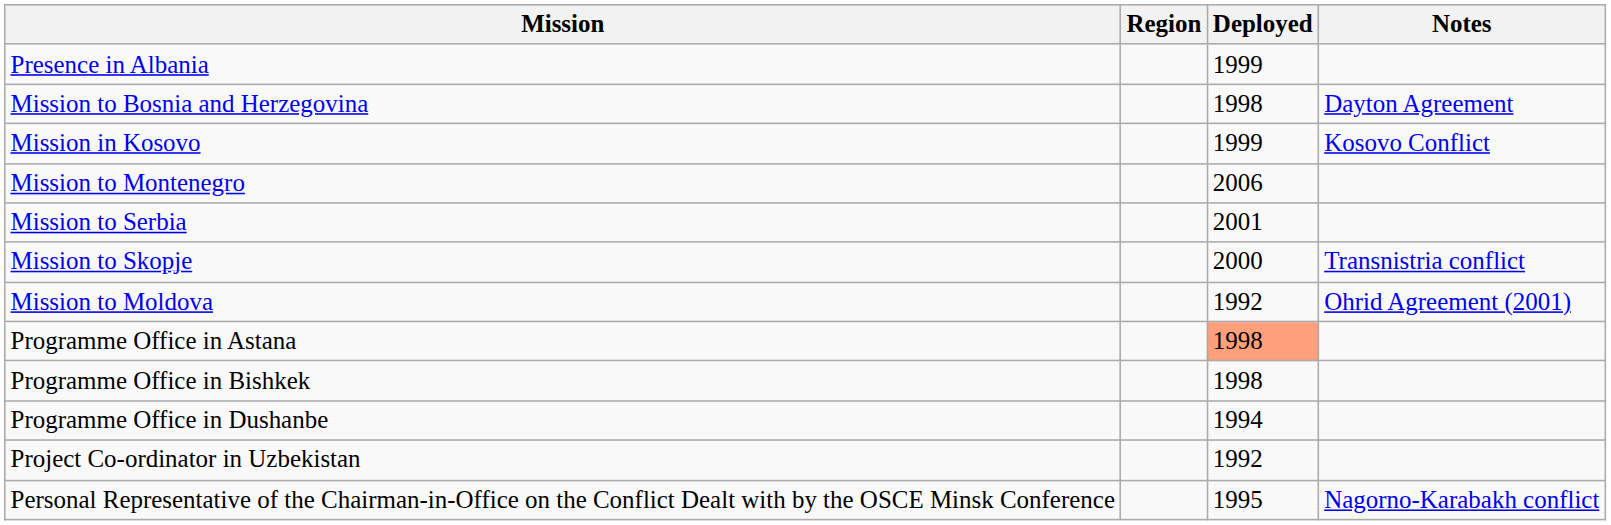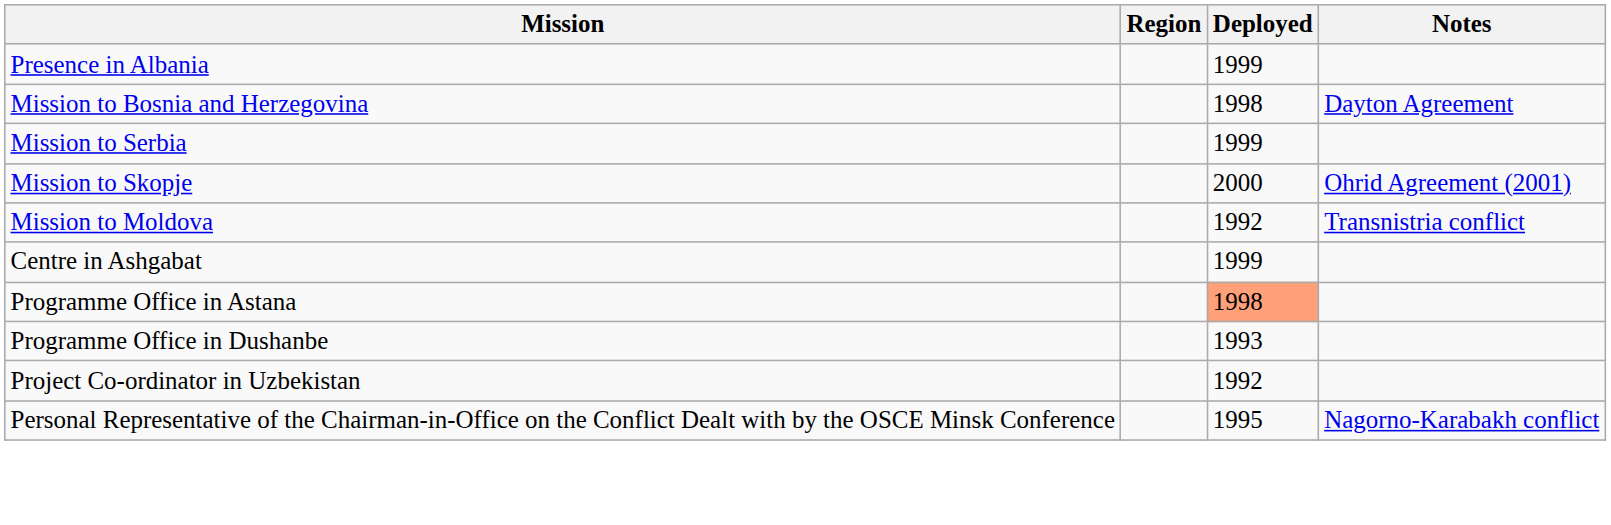- row: (106, 143)
- row: (128, 182)
(1238, 222) 2001 -> (1238, 143) 1999
(1425, 261) Transnistria conflict -> (1448, 182) Ohrid Agreement (2001)
(1448, 301) Ohrid Agreement (2001) -> (1425, 222) Transnistria conflict
+ row: (106, 261)
- row: (160, 380)
(1238, 420) 1994 -> (1238, 340) 1993
